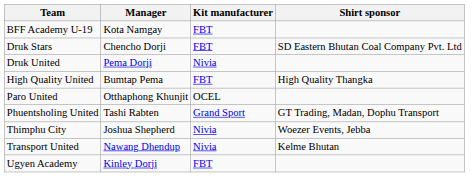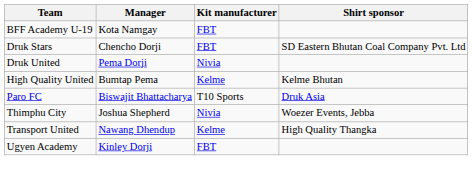(203, 79) FBT -> (211, 79) Kelme
(325, 79) High Quality Thangka -> (312, 79) Kelme Bhutan
+ row: (24, 96)
- row: (32, 96)
- row: (53, 113)
(205, 146) Nivia -> (211, 130) Kelme
(308, 146) Kelme Bhutan -> (329, 130) High Quality Thangka
